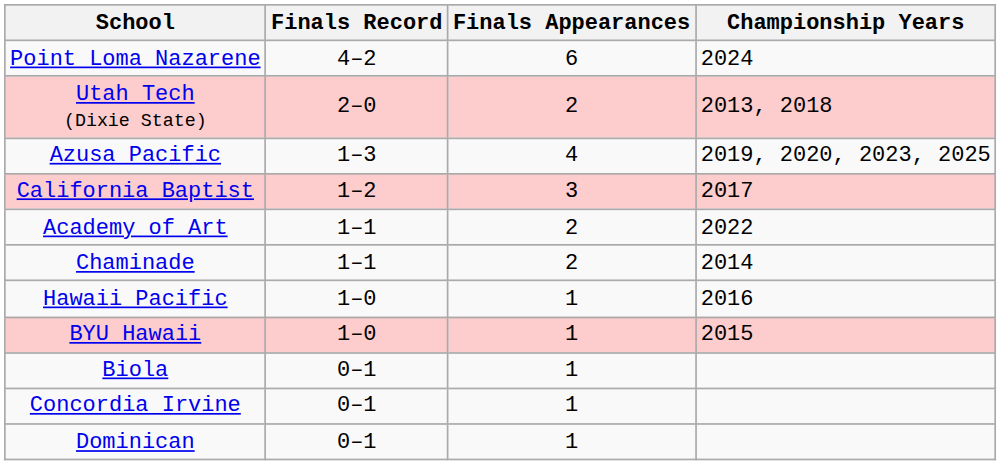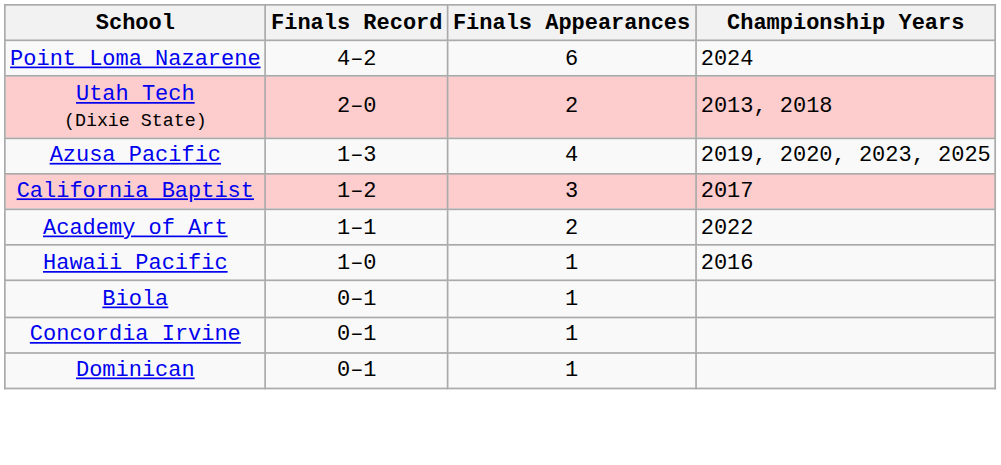- row: (135, 263)
- row: (135, 335)
